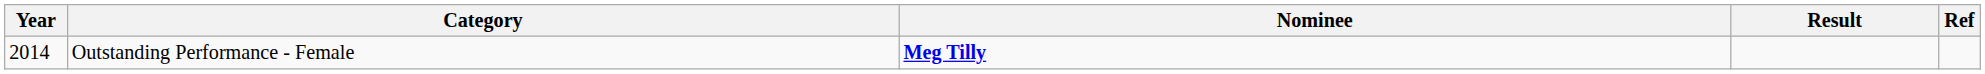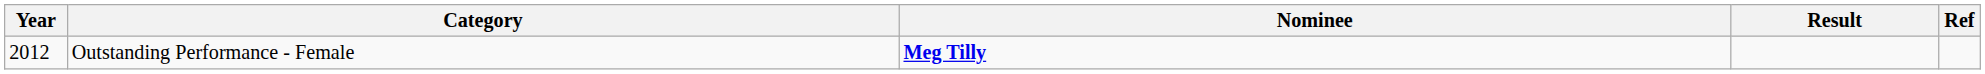(29, 52) 2014 -> (29, 52) 2012
